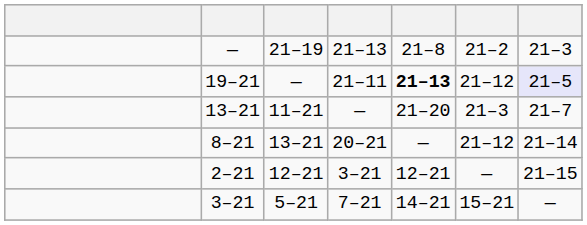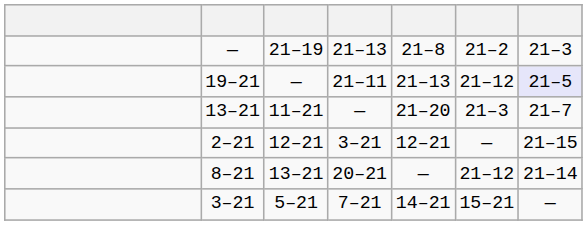(423, 81) bold -> (423, 81) normal
rows swapped: (233, 142) <-> (233, 173)
